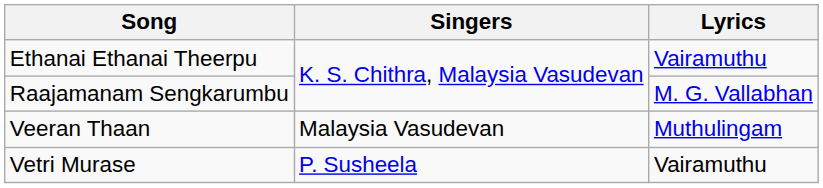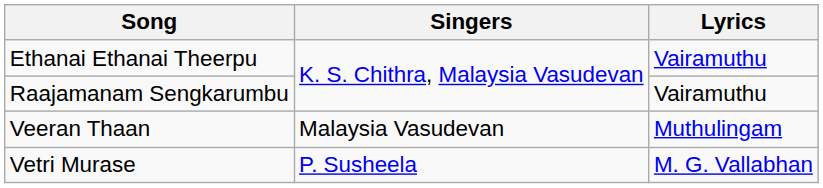(733, 93) M. G. Vallabhan -> (710, 93) Vairamuthu
(710, 164) Vairamuthu -> (733, 164) M. G. Vallabhan
